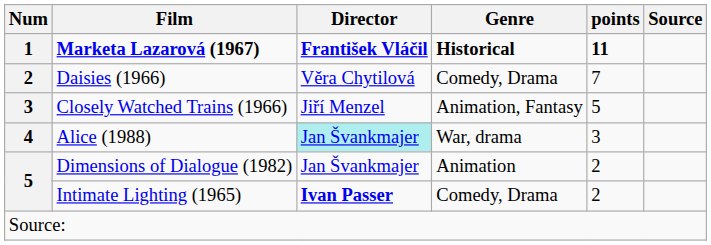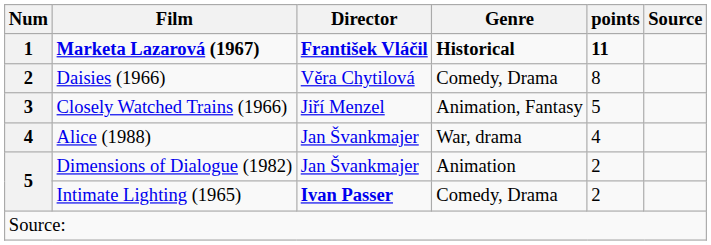(596, 78) 7 -> (596, 78) 8
(360, 136) paleturquoise background -> (360, 136) no background
(596, 136) 3 -> (596, 136) 4
